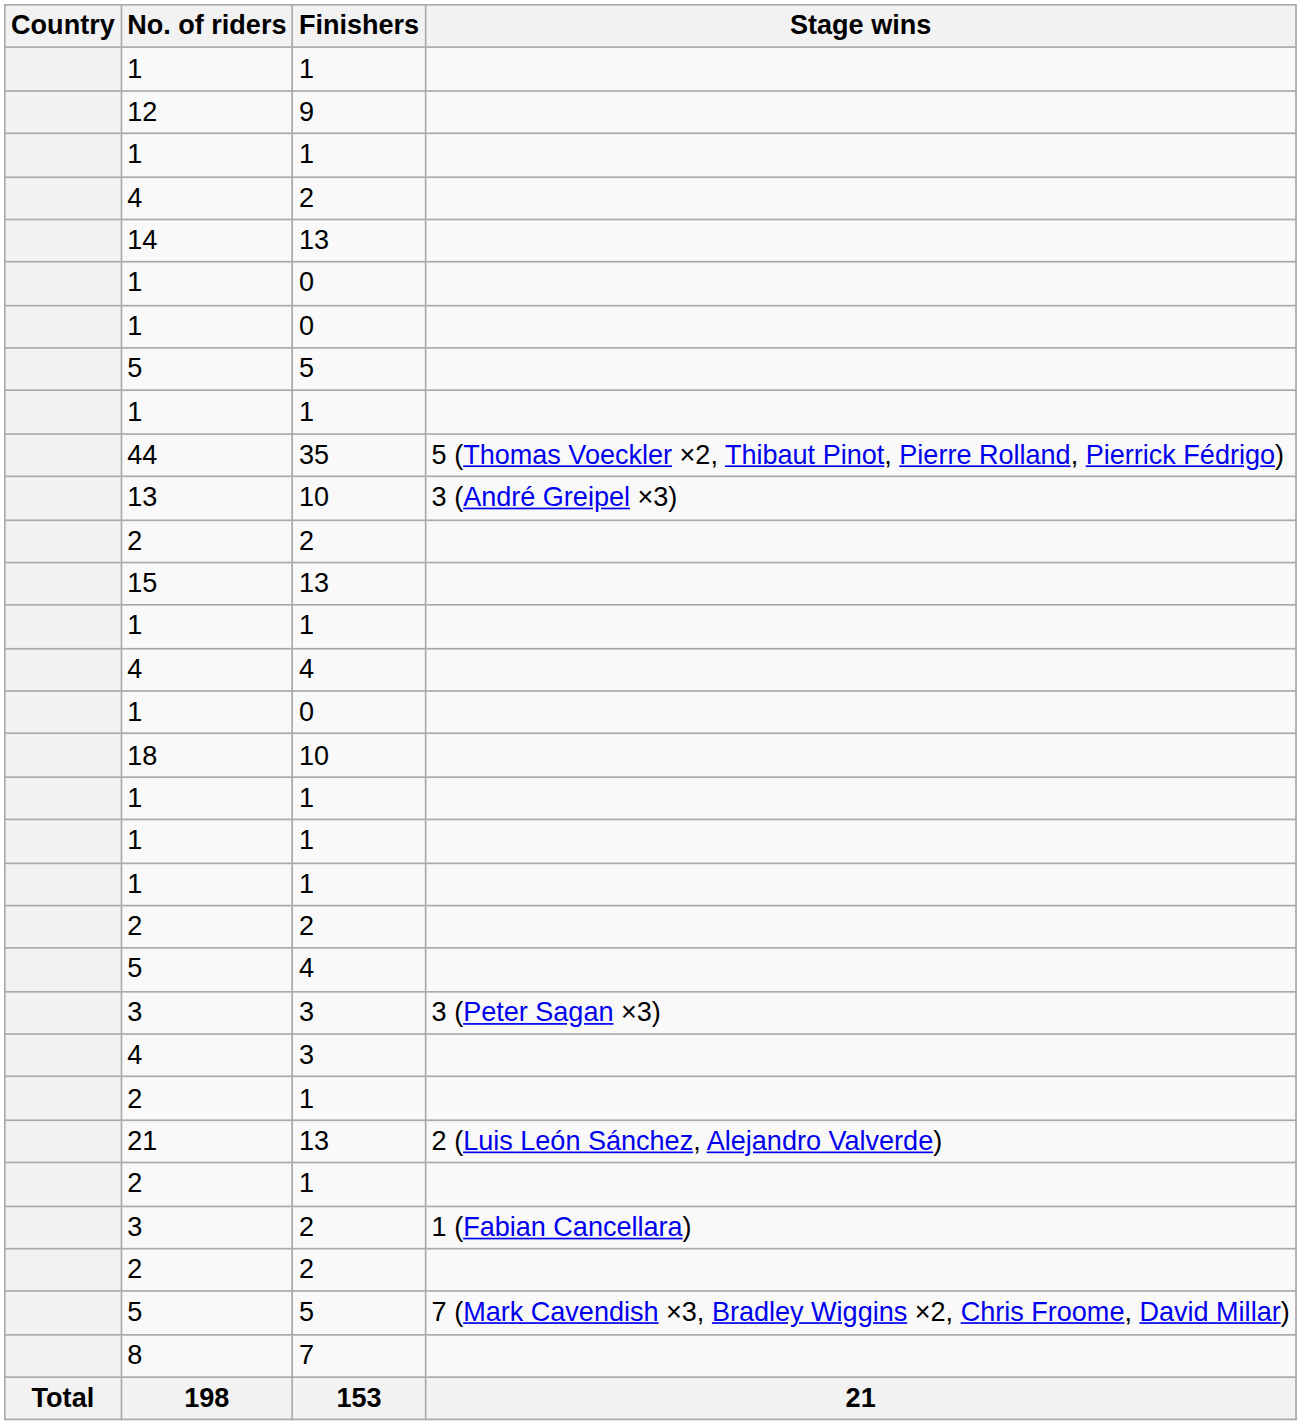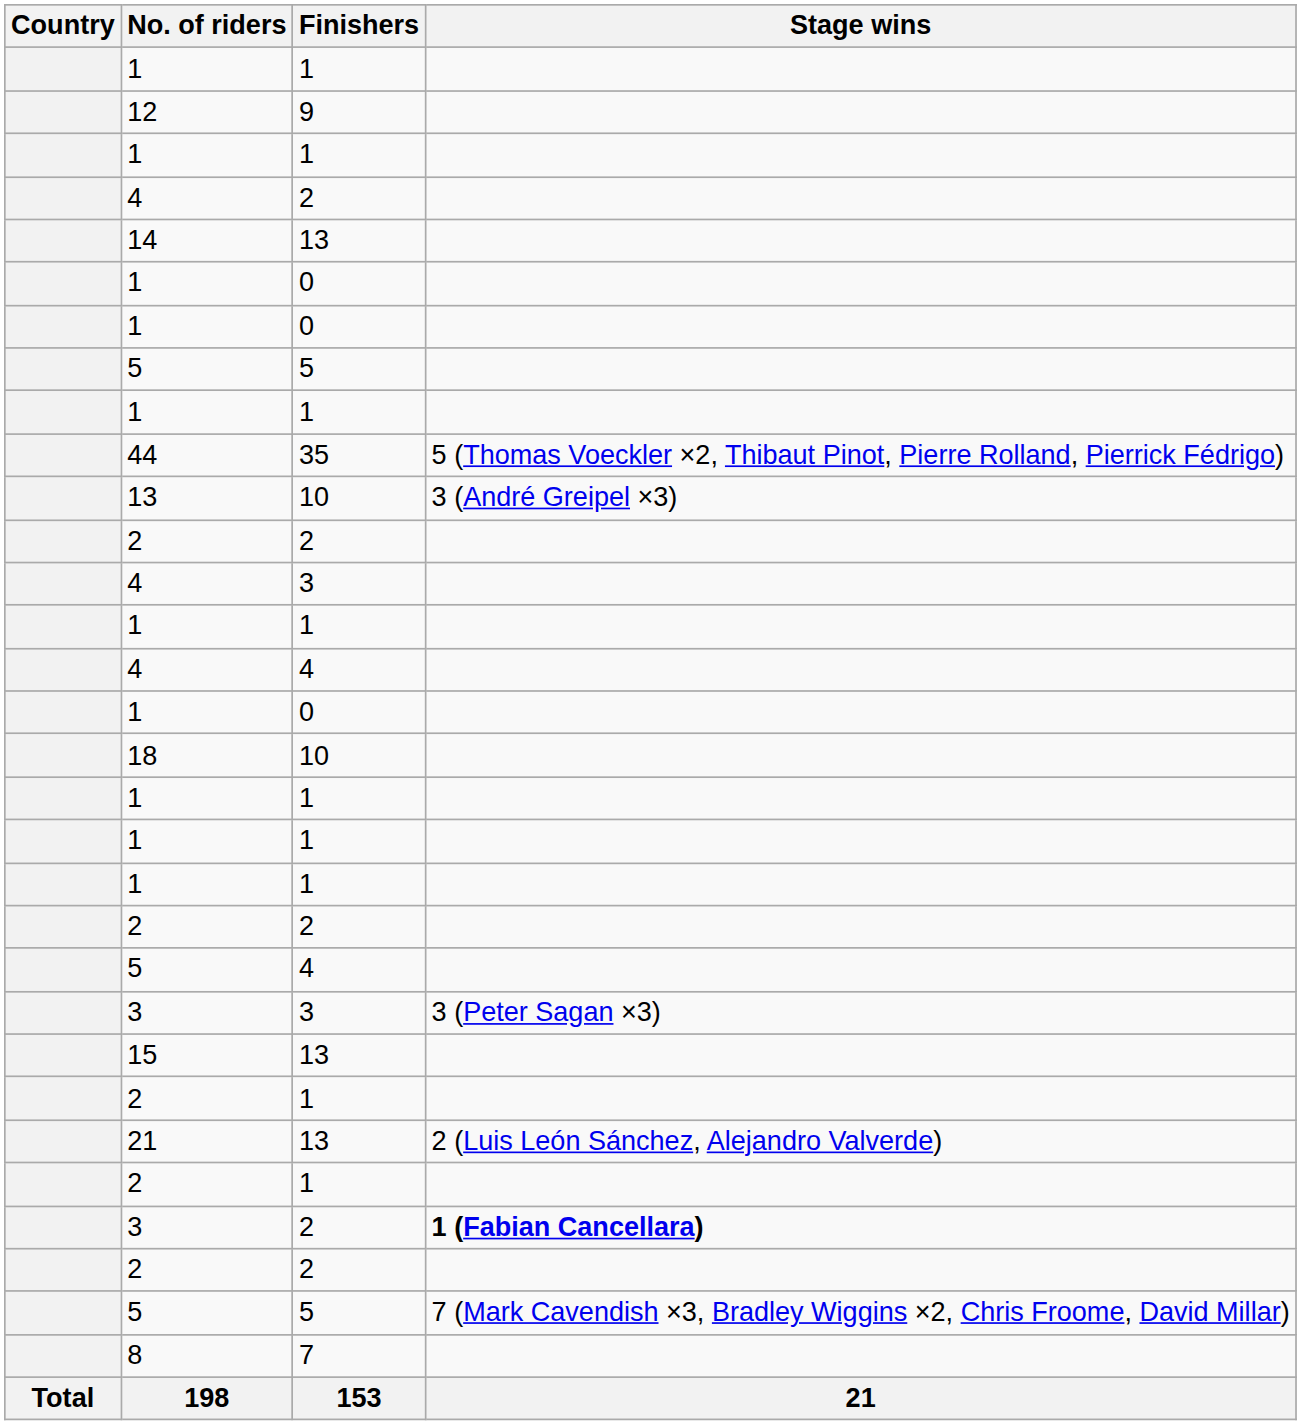rows swapped: (142, 583) <-> (135, 1055)
(562, 1226) normal -> (568, 1226) bold
